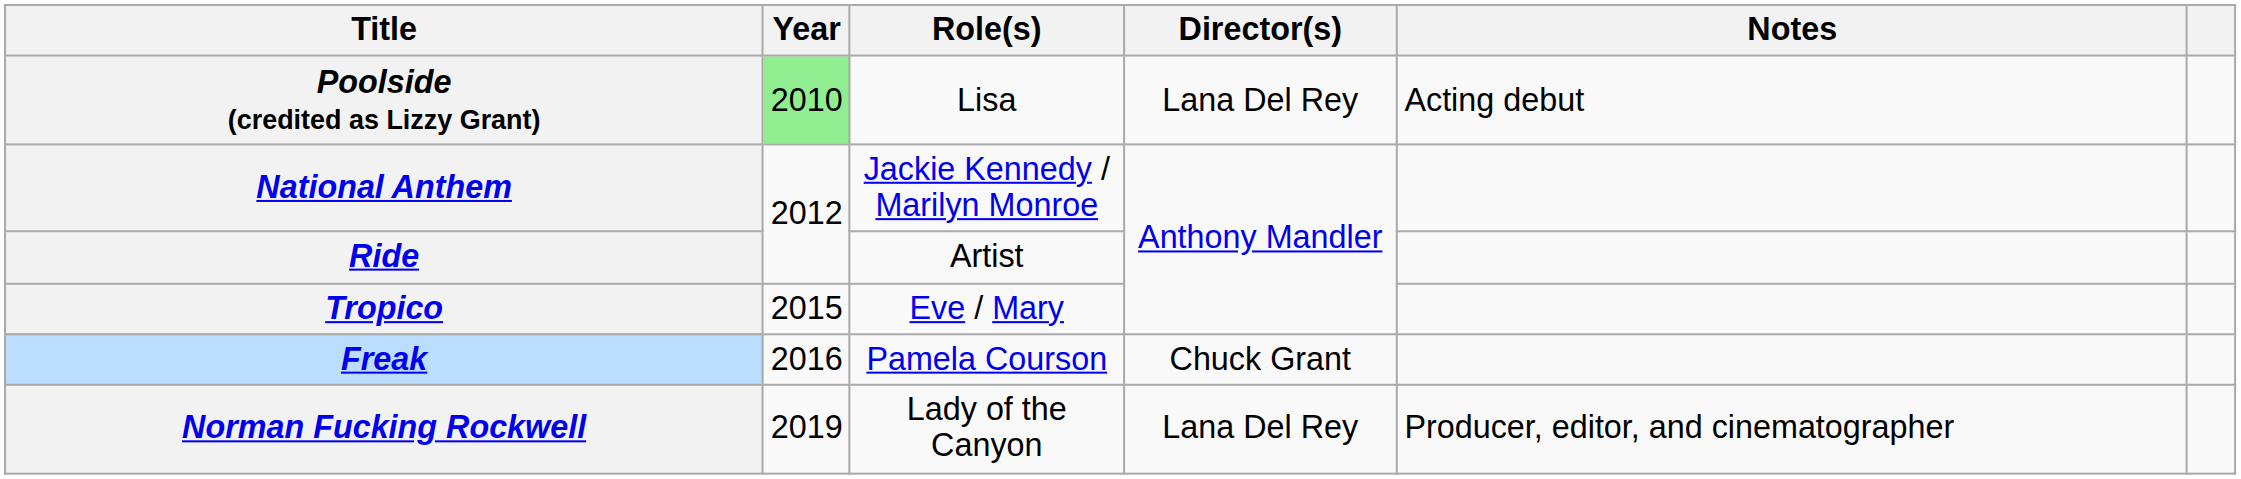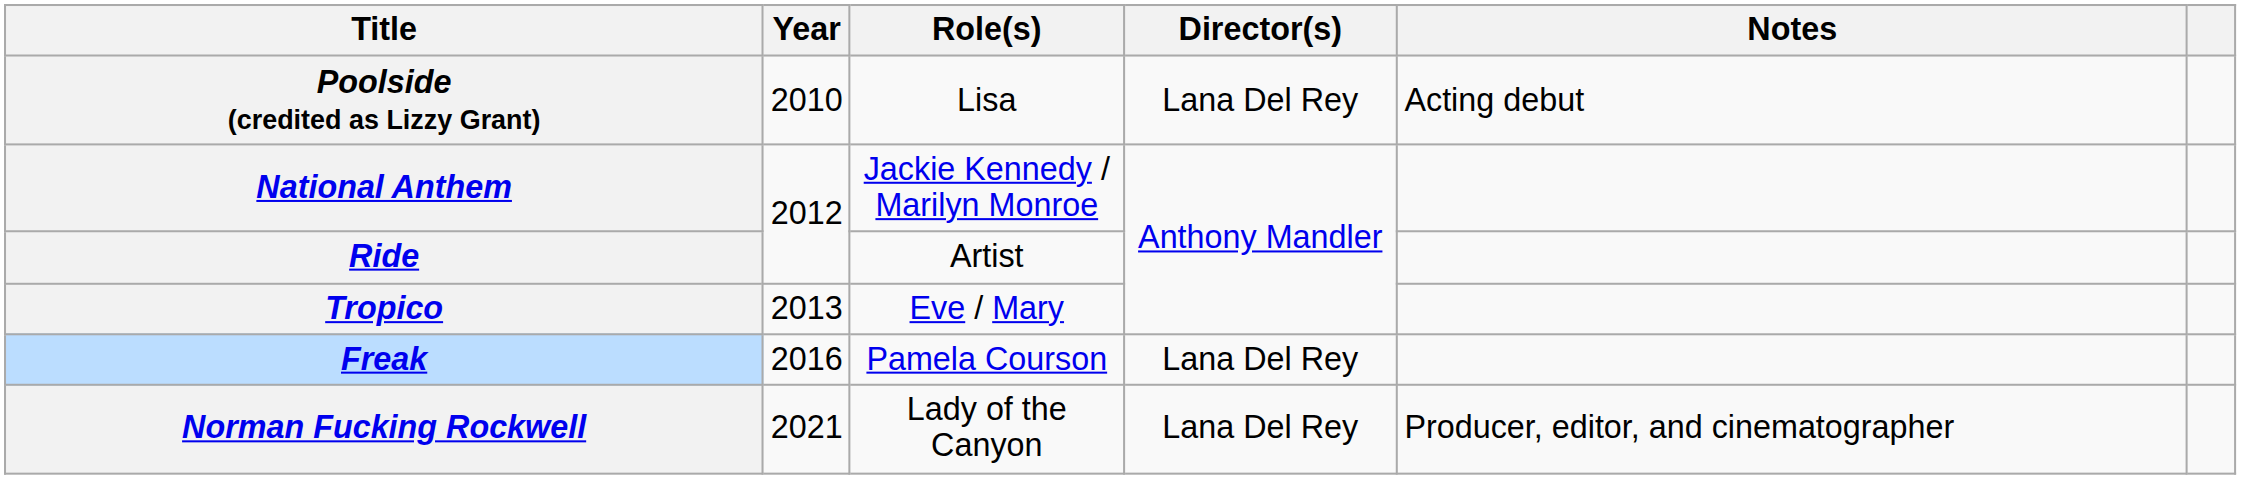(807, 99) lightgreen background -> (807, 99) no background
(807, 307) 2015 -> (807, 307) 2013
(1260, 359) Chuck Grant -> (1260, 359) Lana Del Rey
(807, 428) 2019 -> (807, 428) 2021
